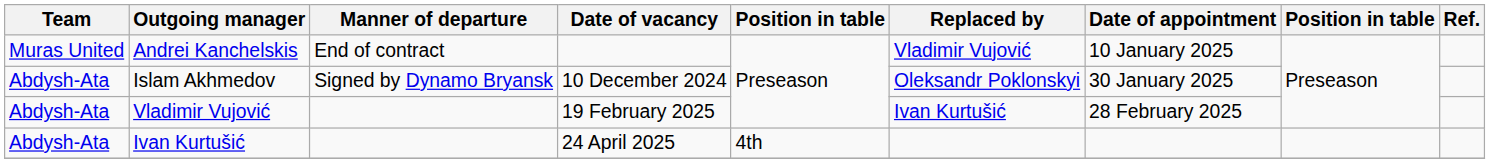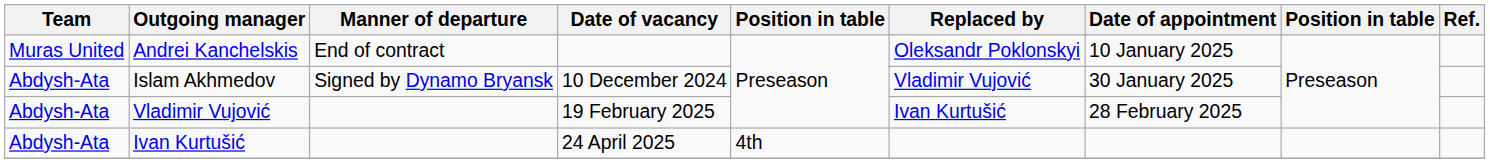(963, 50) Vladimir Vujović -> (987, 50) Oleksandr Poklonskyi
(987, 81) Oleksandr Poklonskyi -> (963, 81) Vladimir Vujović
